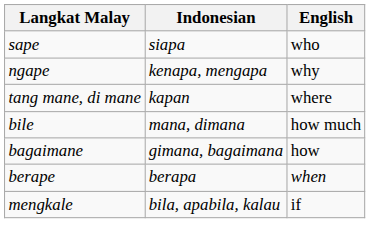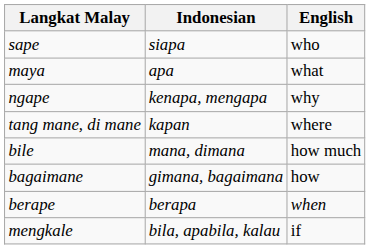+ row: (27, 71)
